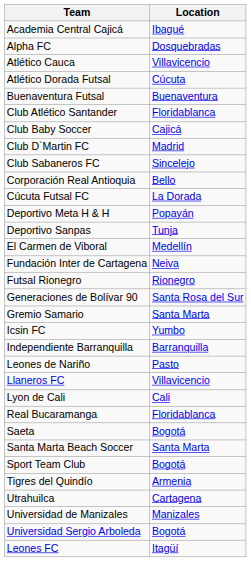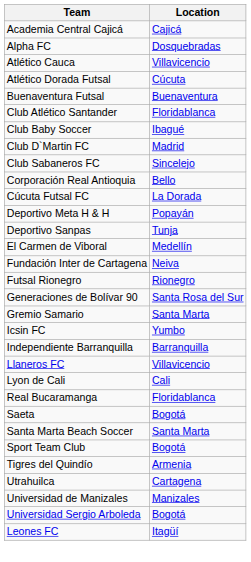(168, 29) Ibagué -> (167, 29) Cajicá
(167, 130) Cajicá -> (168, 130) Ibagué
- row: (48, 364)
